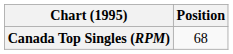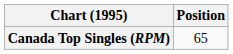(201, 37) 68 -> (201, 37) 65
